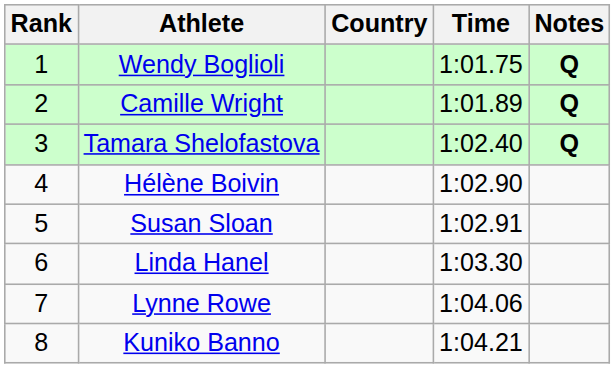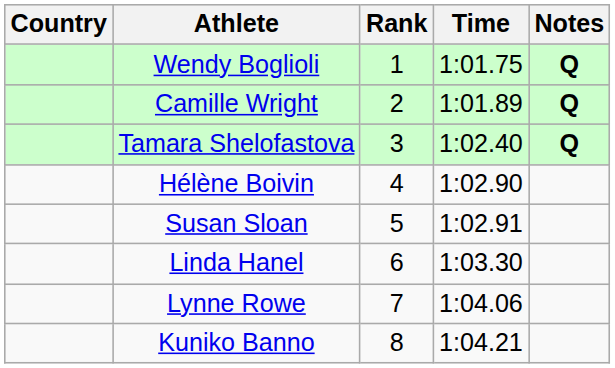columns swapped: (41, 24) <-> (379, 24)
